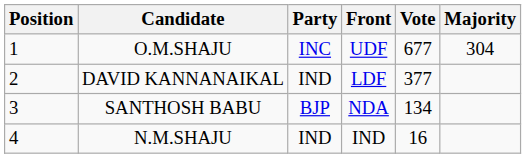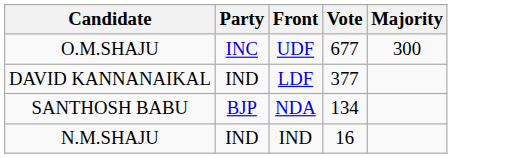- column: (41, 19)
(480, 49) 304 -> (407, 49) 300
